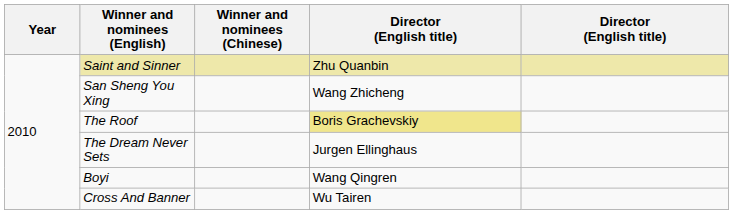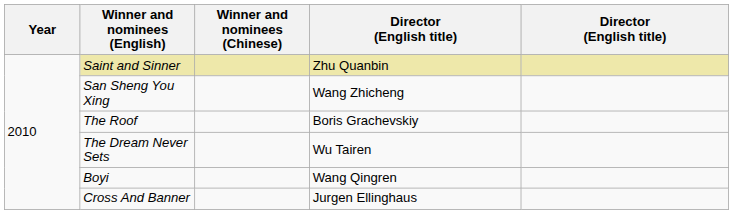(366, 121) khaki background -> (366, 121) no background
(365, 149) Jurgen Ellinghaus -> (342, 149) Wu Tairen
(342, 198) Wu Tairen -> (365, 198) Jurgen Ellinghaus
